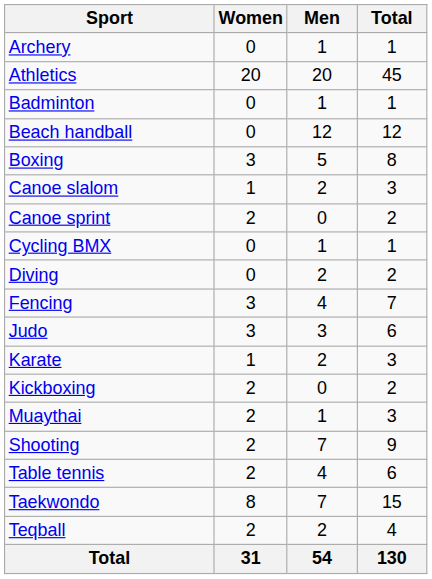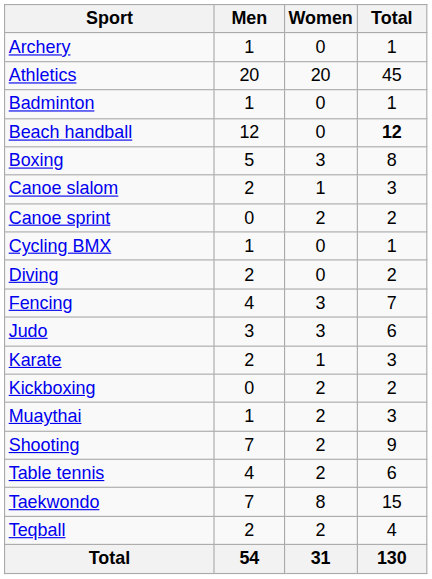columns swapped: (322, 18) <-> (251, 18)
(392, 132) normal -> (392, 132) bold
